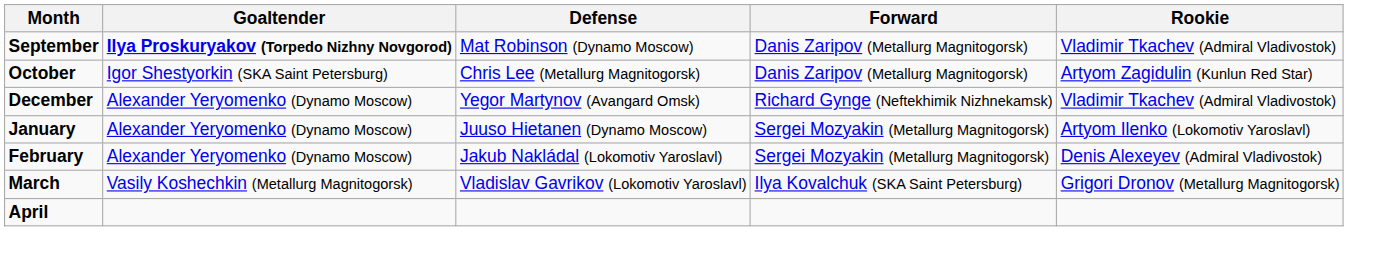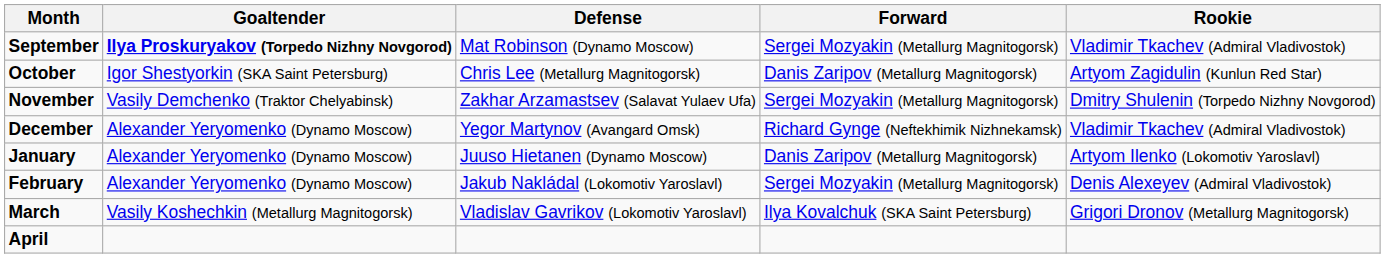(891, 45) Danis Zaripov (Metallurg Magnitogorsk) -> (911, 45) Sergei Mozyakin (Metallurg Magnitogorsk)
+ row: (51, 101)
(902, 128) Sergei Mozyakin (Metallurg Magnitogorsk) -> (901, 156) Danis Zaripov (Metallurg Magnitogorsk)
